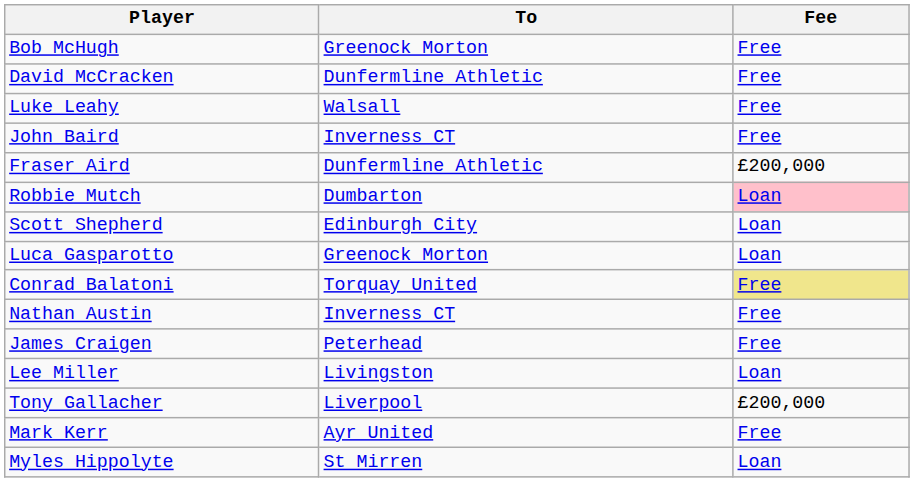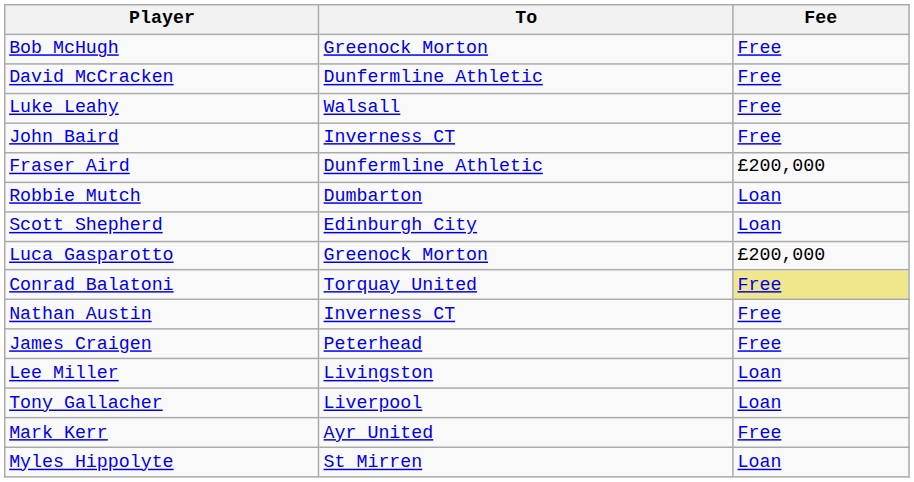(759, 197) pink background -> (759, 197) no background
(759, 256) Loan -> (781, 256) £200,000
(781, 403) £200,000 -> (759, 403) Loan
